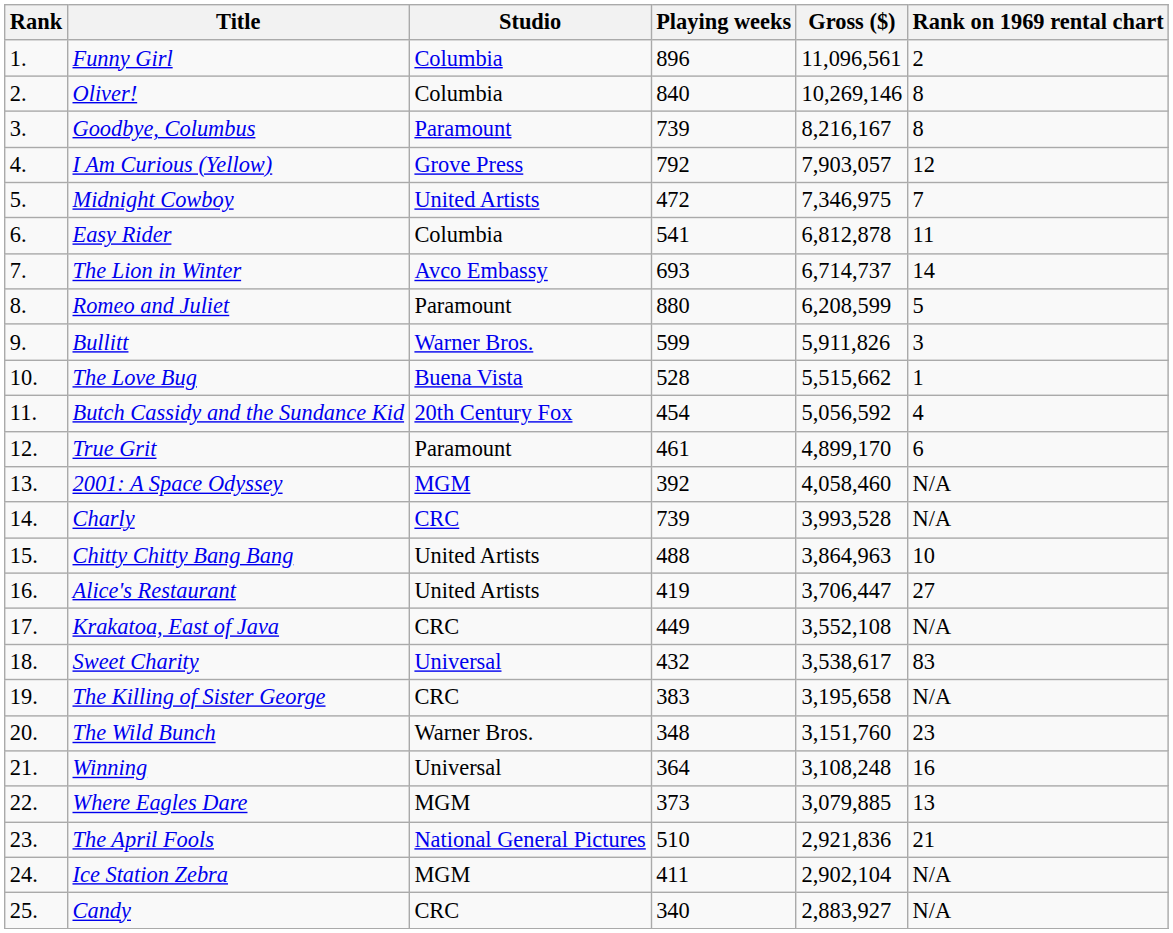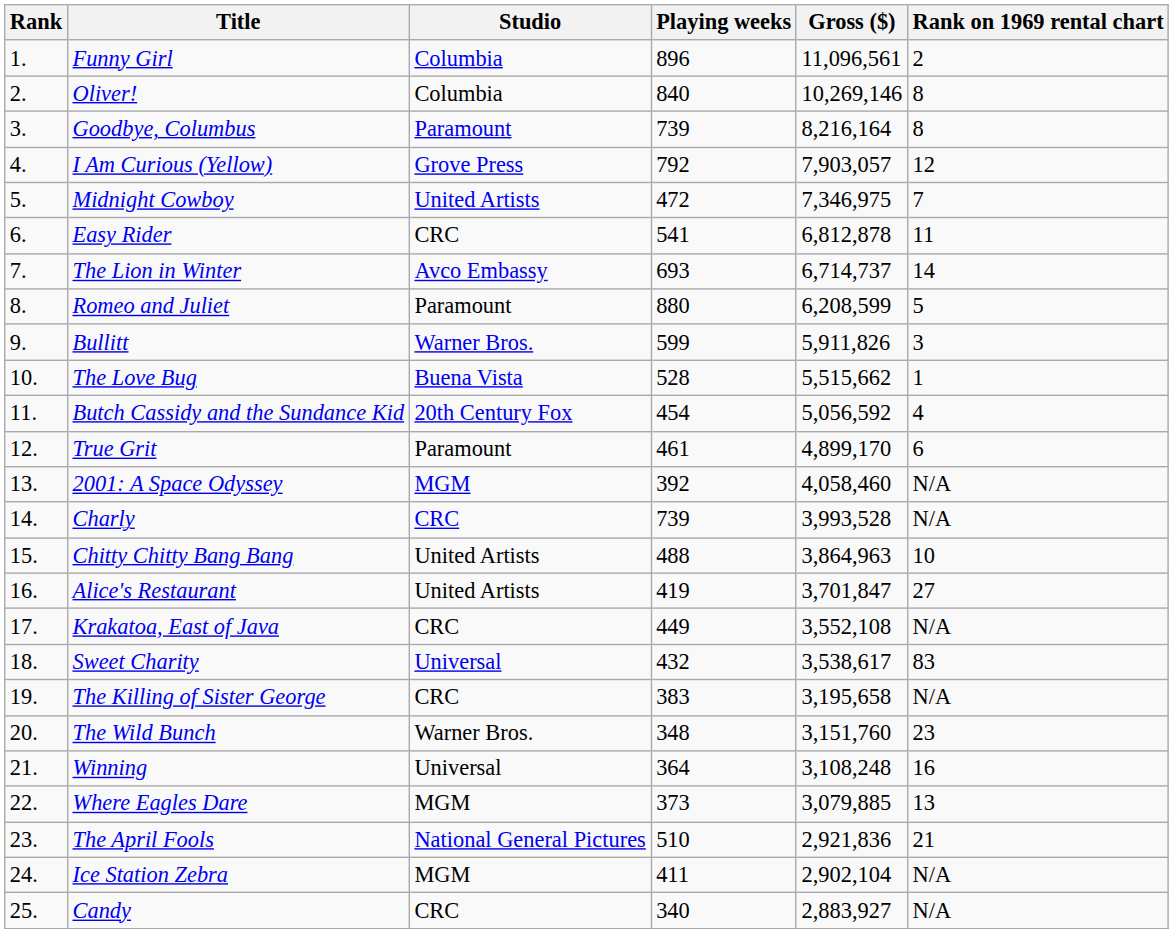(846, 128) 8,216,167 -> (846, 128) 8,216,164
(459, 235) Columbia -> (437, 235) CRC
(846, 590) 3,706,447 -> (846, 590) 3,701,847
